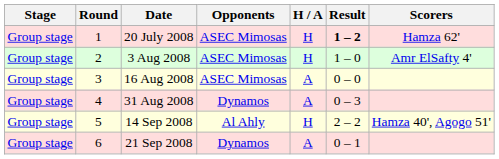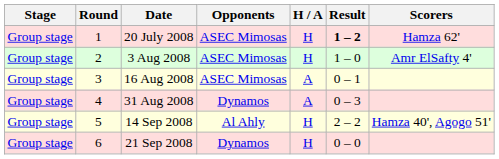(347, 79) 0 – 0 -> (347, 79) 0 – 1
(308, 143) A -> (308, 143) H
(347, 143) 0 – 1 -> (347, 143) 0 – 0
